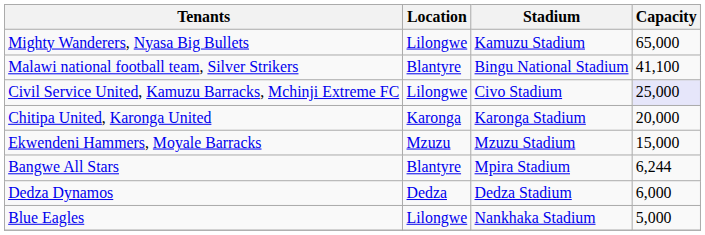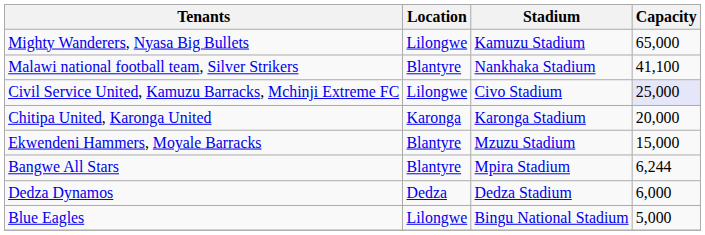(552, 67) Bingu National Stadium -> (535, 67) Nankhaka Stadium
(429, 142) Mzuzu -> (434, 142) Blantyre
(535, 218) Nankhaka Stadium -> (552, 218) Bingu National Stadium
